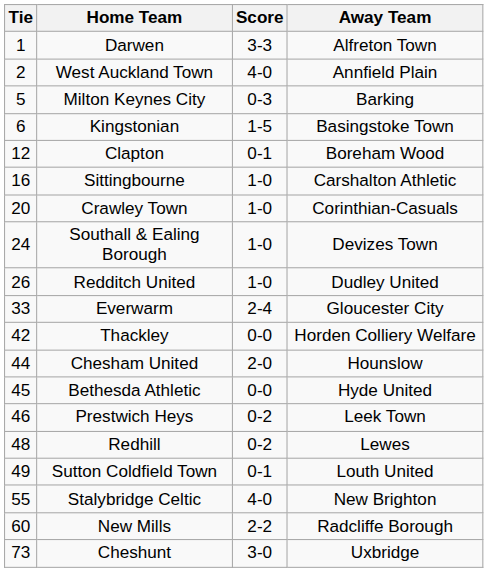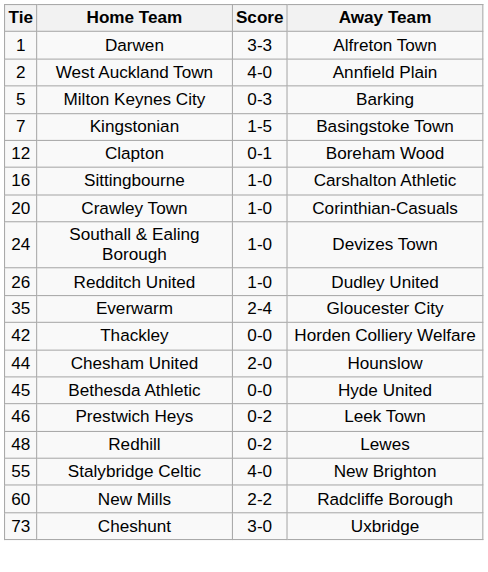(21, 126) 6 -> (21, 126) 7
(21, 308) 33 -> (21, 308) 35
- row: (134, 471)
